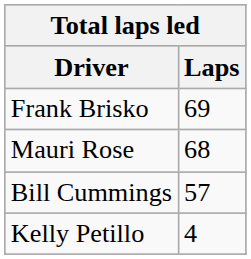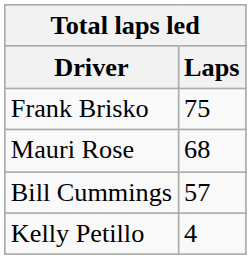(197, 108) 69 -> (197, 108) 75
